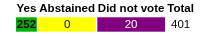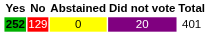+ column: (38, 8)
